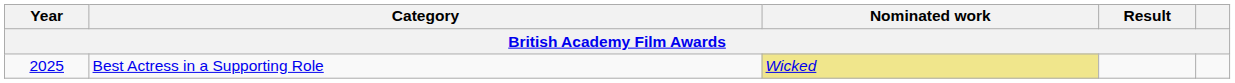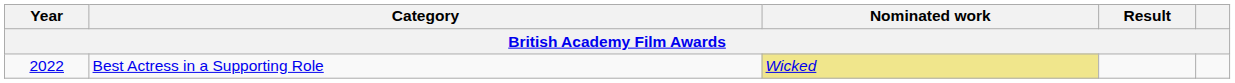(47, 66) 2025 -> (47, 66) 2022
